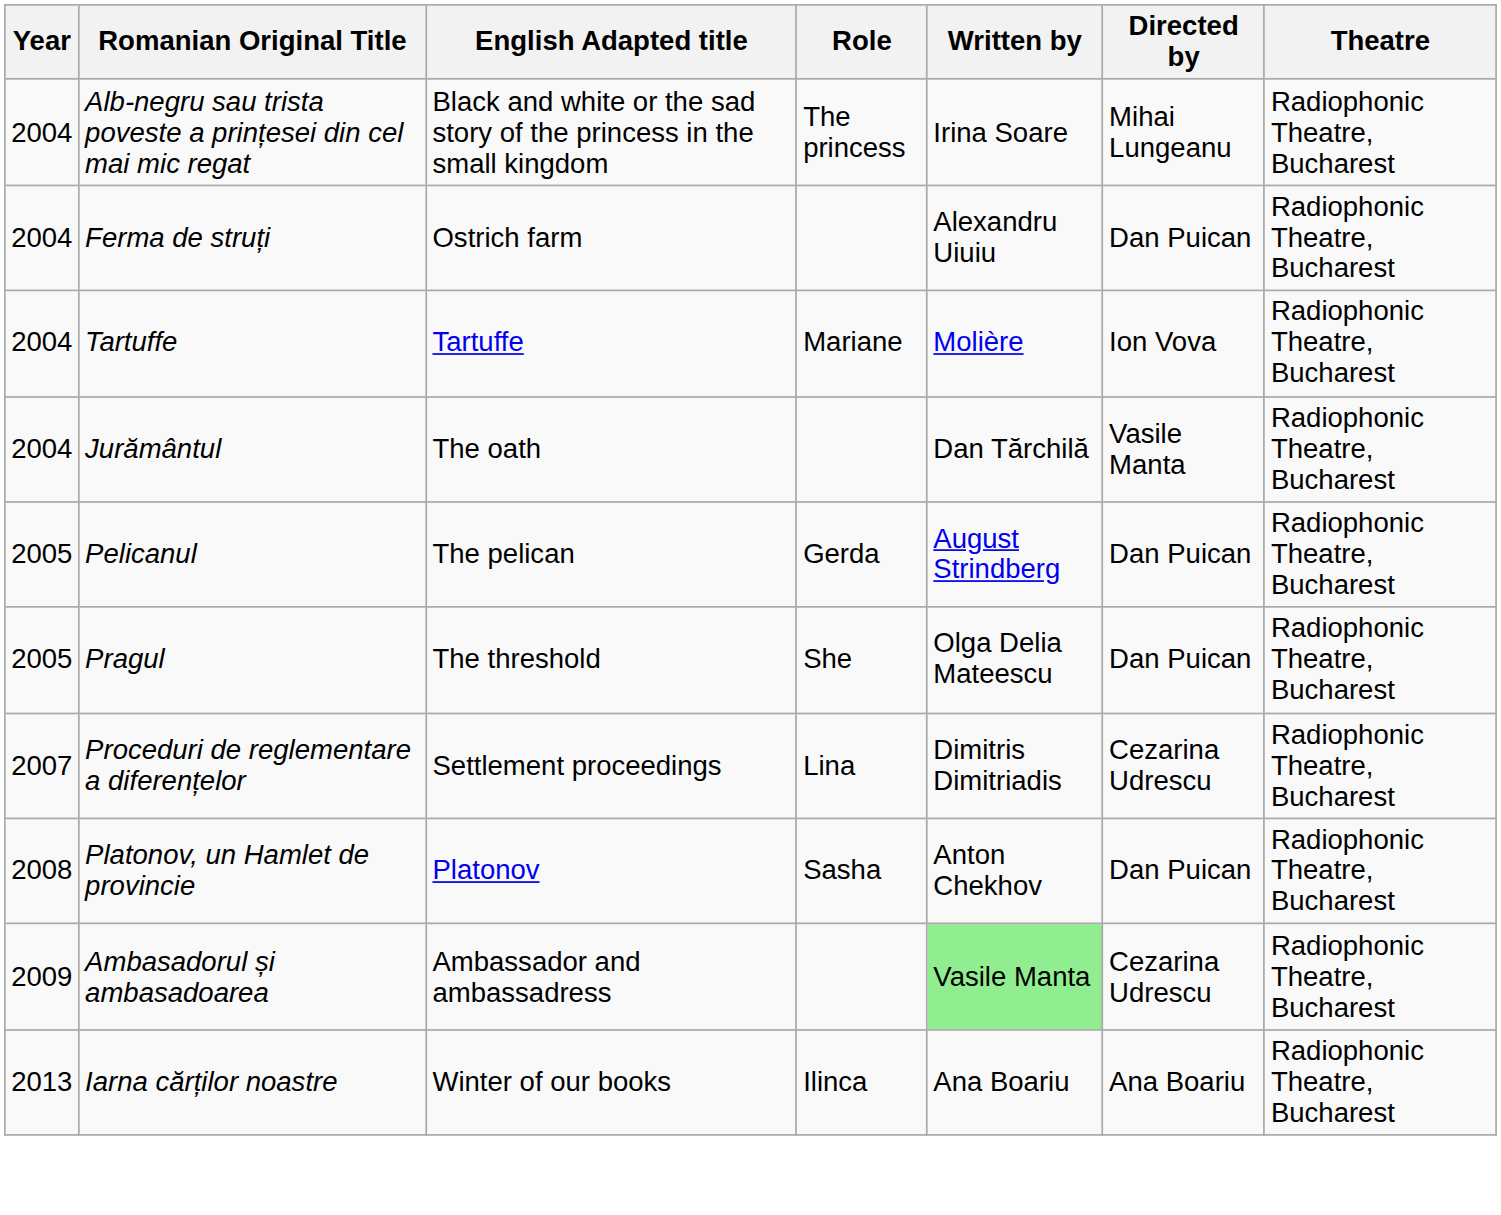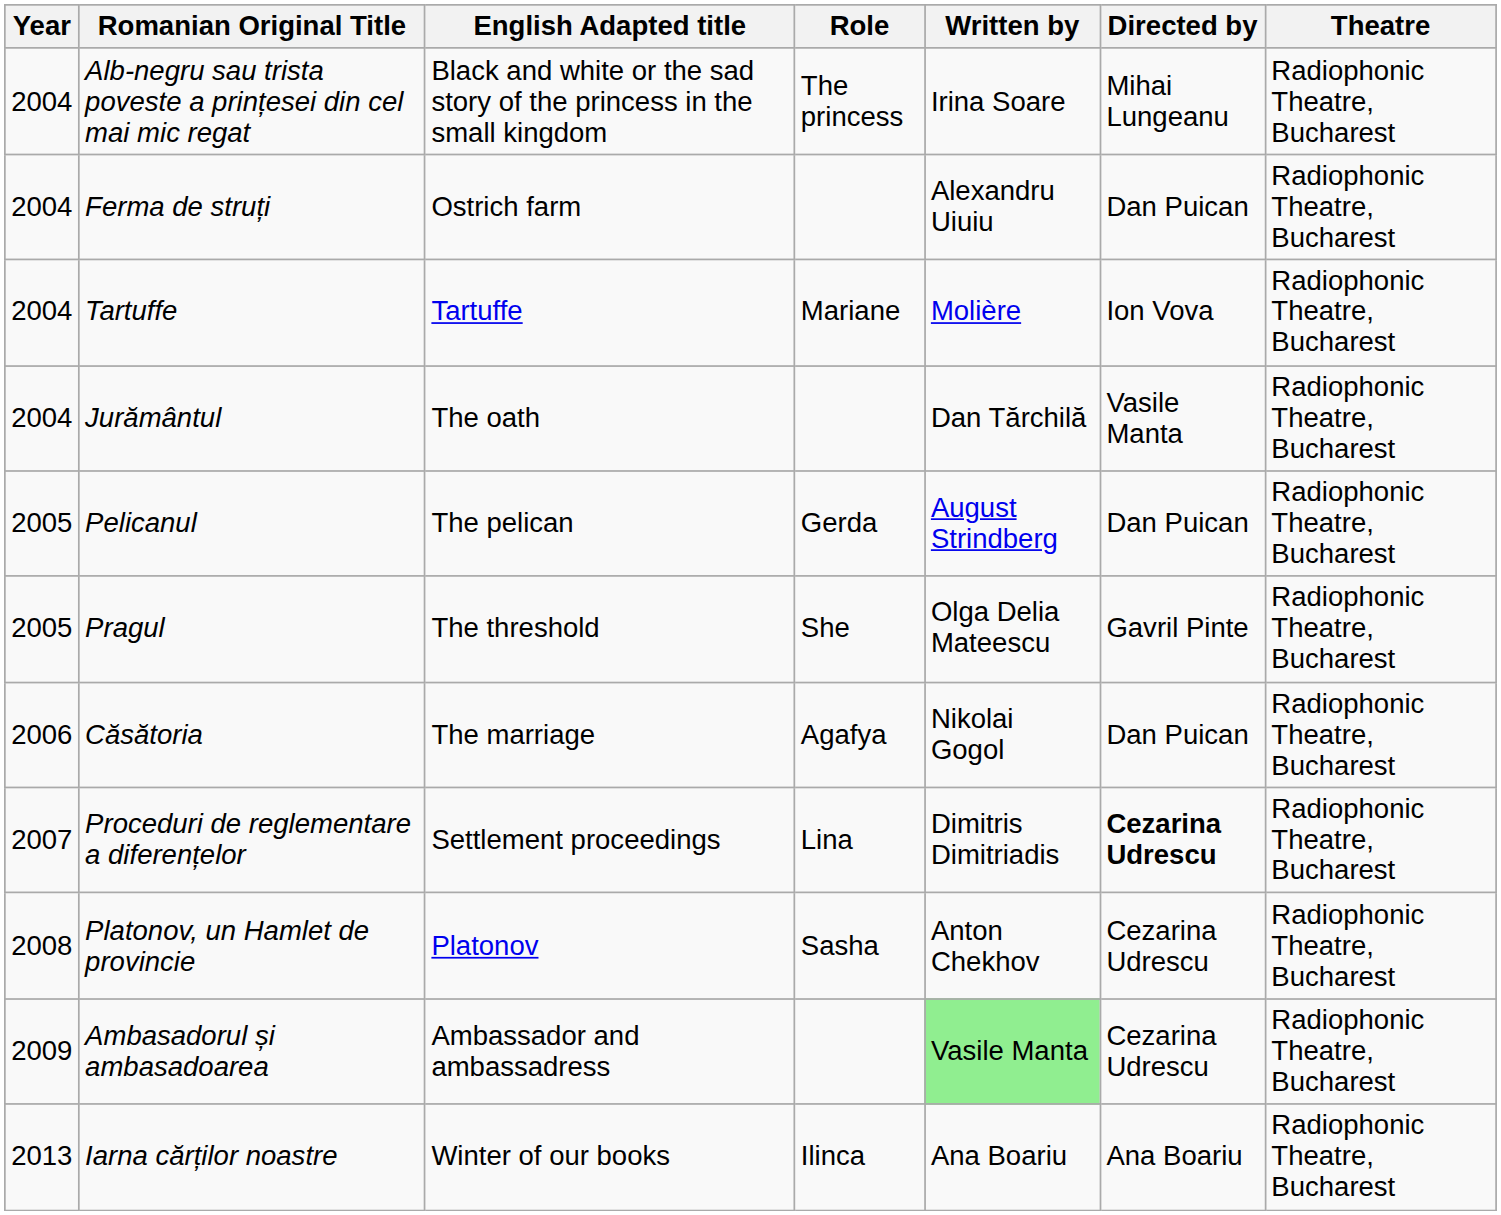(1180, 659) Dan Puican -> (1178, 628) Gavril Pinte
+ row: (144, 734)
(1164, 765) normal -> (1164, 839) bold
(1180, 870) Dan Puican -> (1161, 945) Cezarina Udrescu
